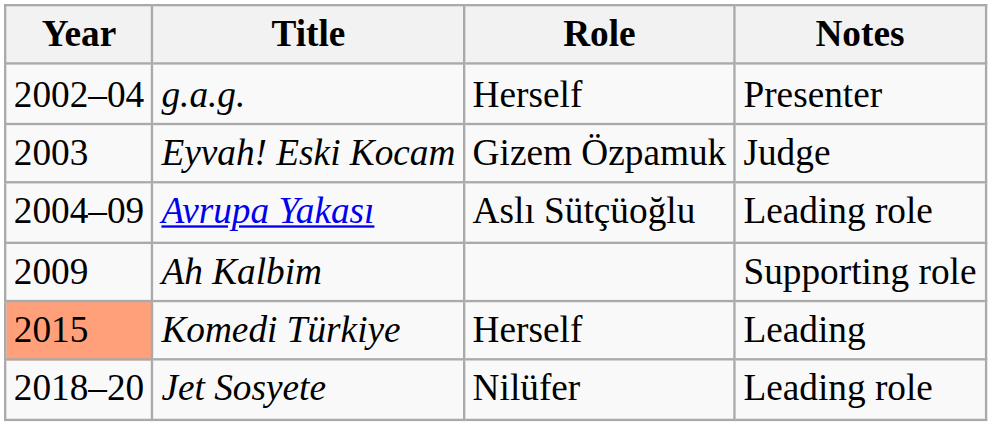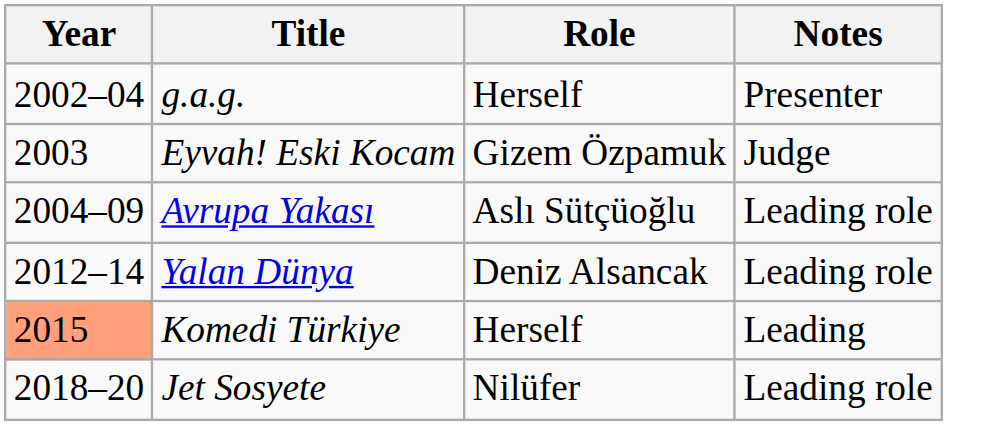- row: (242, 270)
+ row: (258, 270)
